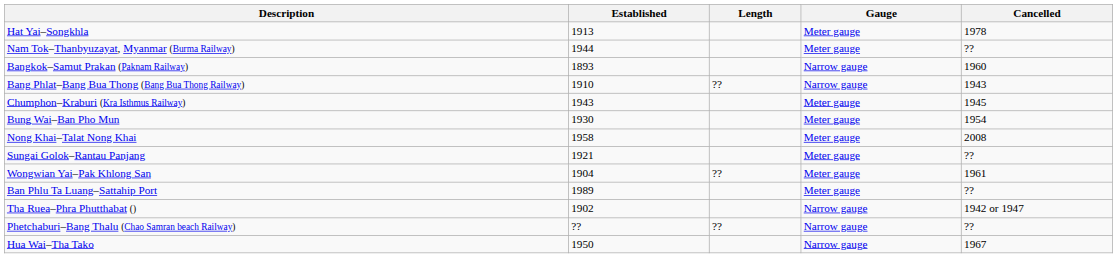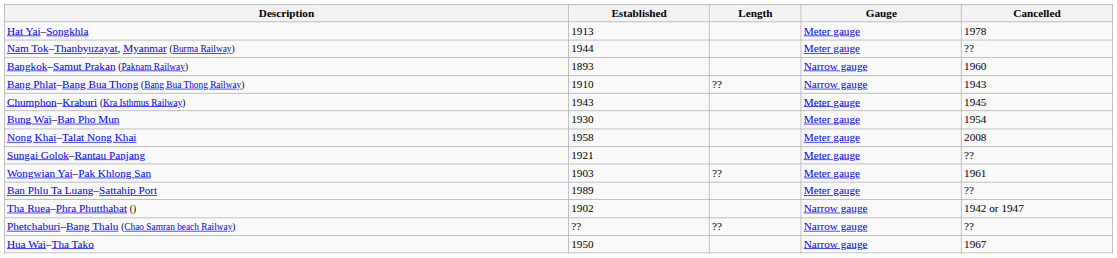(582, 173) 1904 -> (582, 173) 1903
